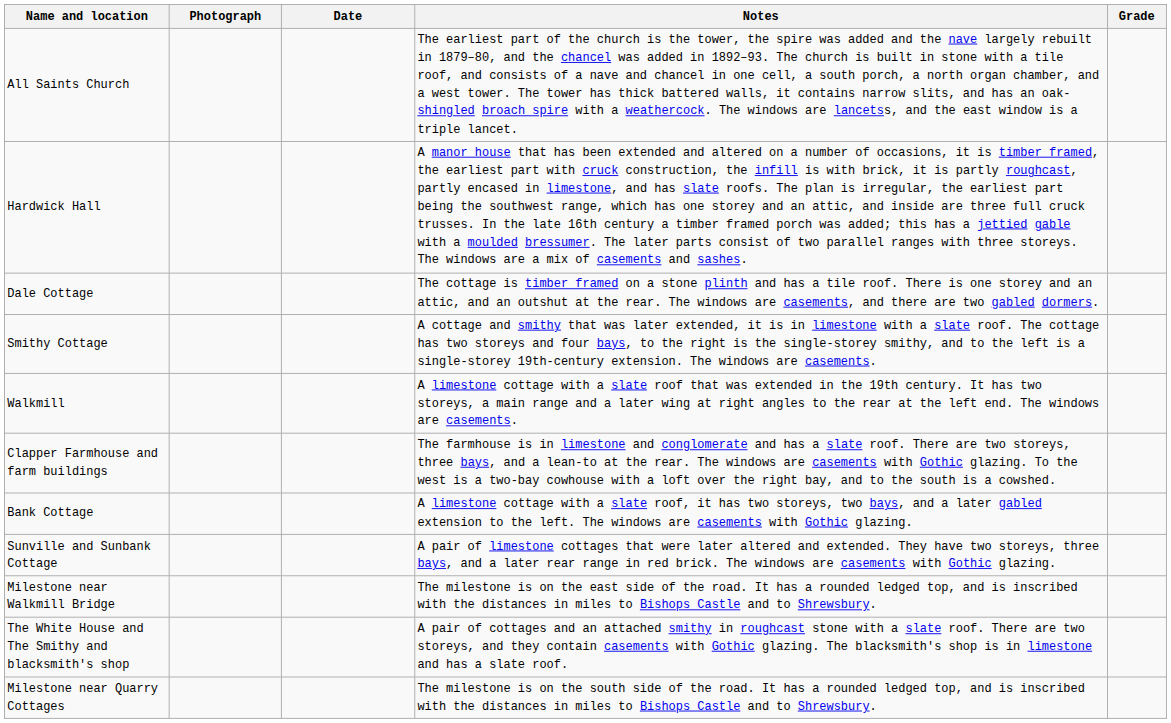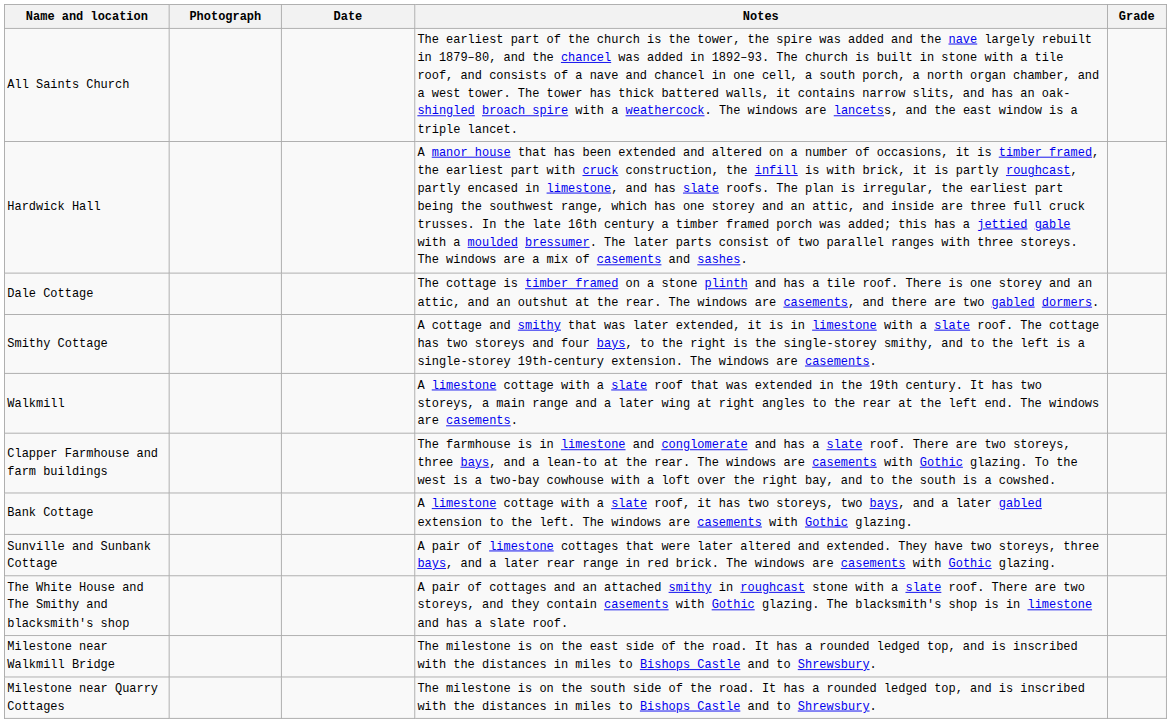rows swapped: (75, 647) <-> (61, 597)
